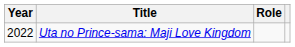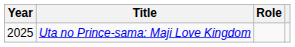(20, 32) 2022 -> (20, 32) 2025
